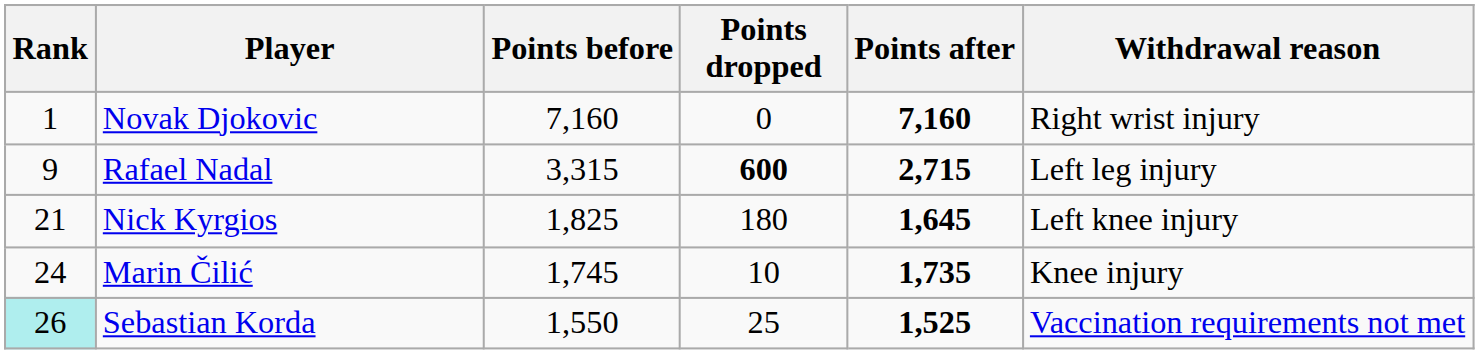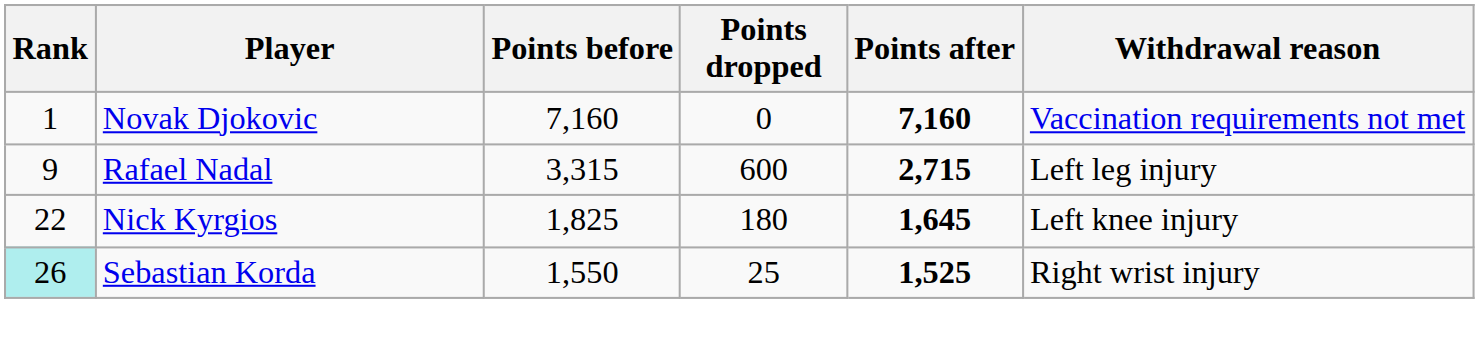(1145, 117) Right wrist injury -> (1248, 117) Vaccination requirements not met
(764, 169) bold -> (764, 169) normal
(50, 220) 21 -> (50, 220) 22
- row: (178, 271)
(1248, 322) Vaccination requirements not met -> (1145, 271) Right wrist injury
